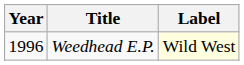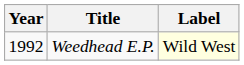(26, 45) 1996 -> (26, 45) 1992
